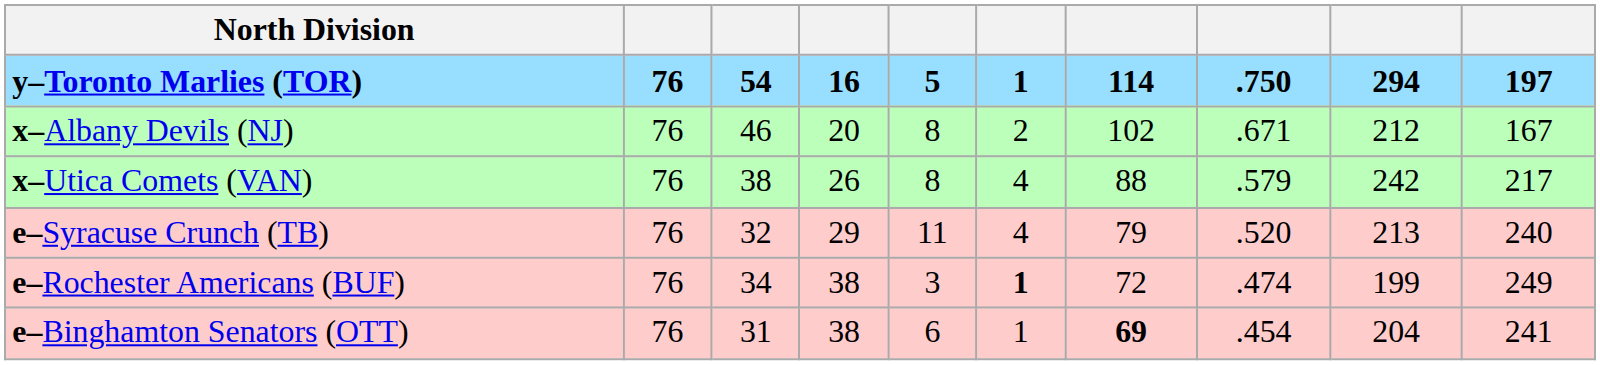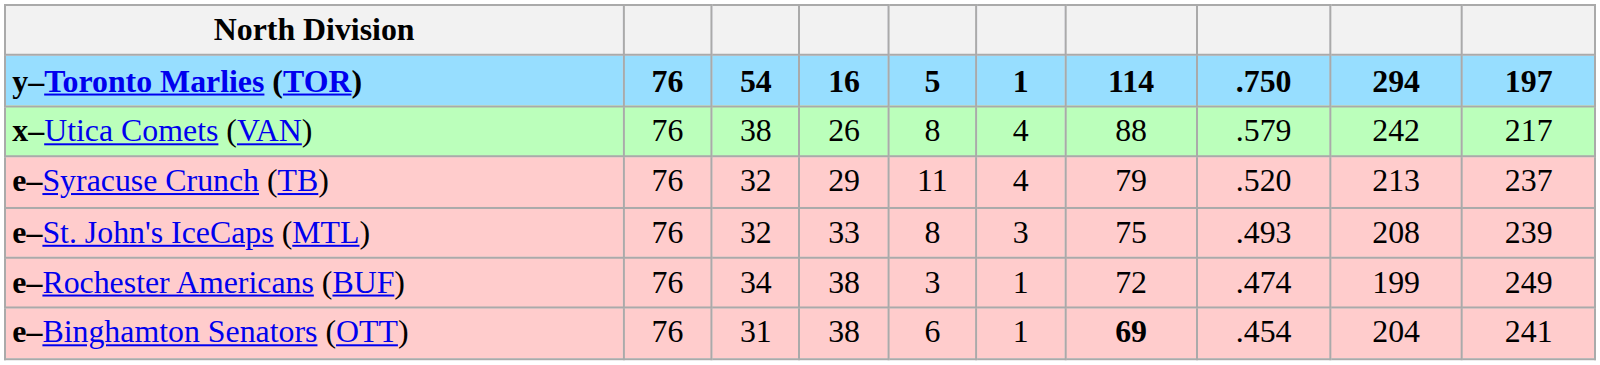- row: (153, 130)
(1529, 231) 240 -> (1529, 181) 237
+ row: (191, 231)
(1021, 282) bold -> (1021, 282) normal
